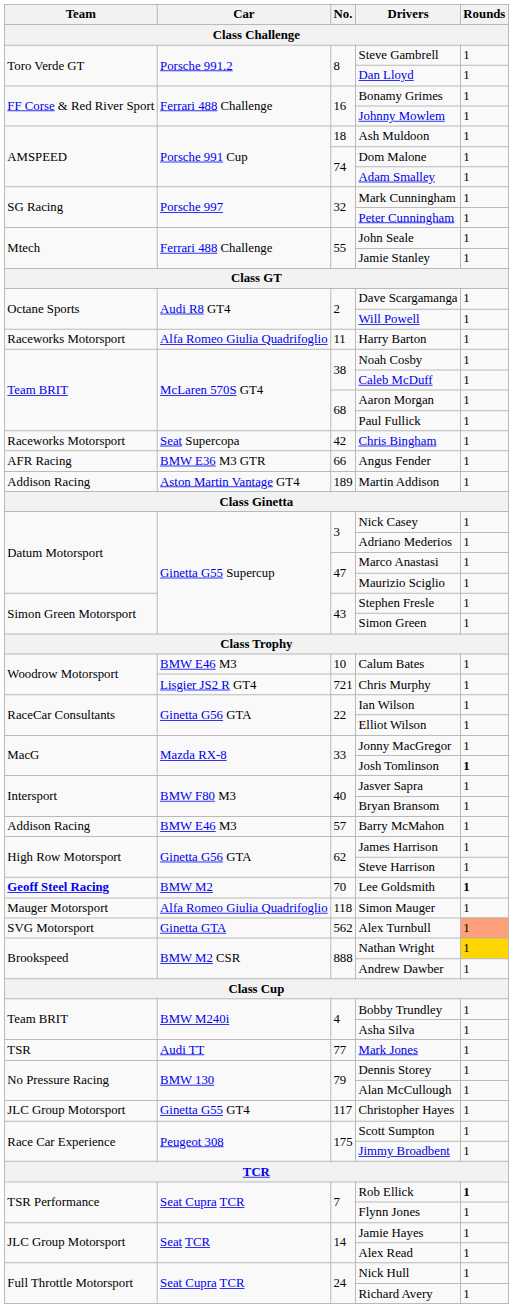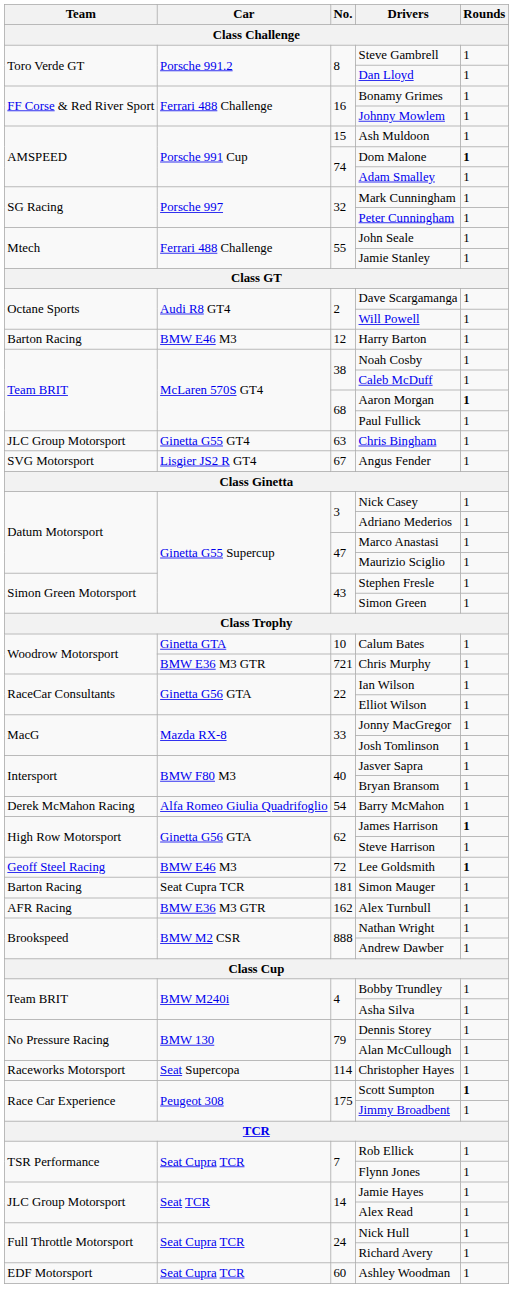(340, 136) 18 -> (340, 136) 15
(467, 156) normal -> (467, 156) bold
(66, 339) Raceworks Motorsport -> (45, 339) Barton Racing
(244, 339) Alfa Romeo Giulia Quadrifoglio -> (198, 339) BMW E46 M3
(340, 339) 11 -> (340, 339) 12
(467, 400) normal -> (467, 400) bold
(66, 440) Raceworks Motorsport -> (66, 440) JLC Group Motorsport
(200, 440) Seat Supercopa -> (205, 440) Ginetta G55 GT4
(340, 440) 42 -> (340, 440) 63
(40, 461) AFR Racing -> (51, 461) SVG Motorsport
(213, 461) BMW E36 M3 GTR -> (208, 461) Lisgier JS2 R GT4
(340, 461) 66 -> (340, 461) 67
- row: (399, 481)
(198, 664) BMW E46 M3 -> (193, 643) Ginetta GTA
(208, 684) Lisgier JS2 R GT4 -> (213, 664) BMW E36 M3 GTR
(467, 765) bold -> (467, 745) normal
(49, 826) Addison Racing -> (71, 806) Derek McMahon Racing
(198, 826) BMW E46 M3 -> (244, 806) Alfa Romeo Giulia Quadrifoglio
(340, 826) 57 -> (340, 806) 54
(467, 846) normal -> (467, 826) bold
(58, 887) bold -> (56, 867) normal
(186, 887) BMW M2 -> (198, 867) BMW E46 M3
(340, 887) 70 -> (340, 867) 72
(58, 907) Mauger Motorsport -> (45, 887) Barton Racing
(244, 907) Alfa Romeo Giulia Quadrifoglio -> (202, 887) Seat Cupra TCR
(343, 907) 118 -> (343, 887) 181
(51, 928) SVG Motorsport -> (40, 907) AFR Racing
(193, 928) Ginetta GTA -> (213, 907) BMW E36 M3 GTR
(343, 928) 562 -> (343, 907) 162
(467, 928) lightsalmon background -> (467, 907) no background
(467, 948) gold background -> (467, 928) no background
- row: (388, 1049)
(66, 1110) JLC Group Motorsport -> (66, 1070) Raceworks Motorsport
(205, 1110) Ginetta G55 GT4 -> (200, 1070) Seat Supercopa
(343, 1110) 117 -> (343, 1070) 114
(467, 1131) normal -> (467, 1090) bold
(467, 1192) bold -> (467, 1151) normal
+ row: (404, 1273)
